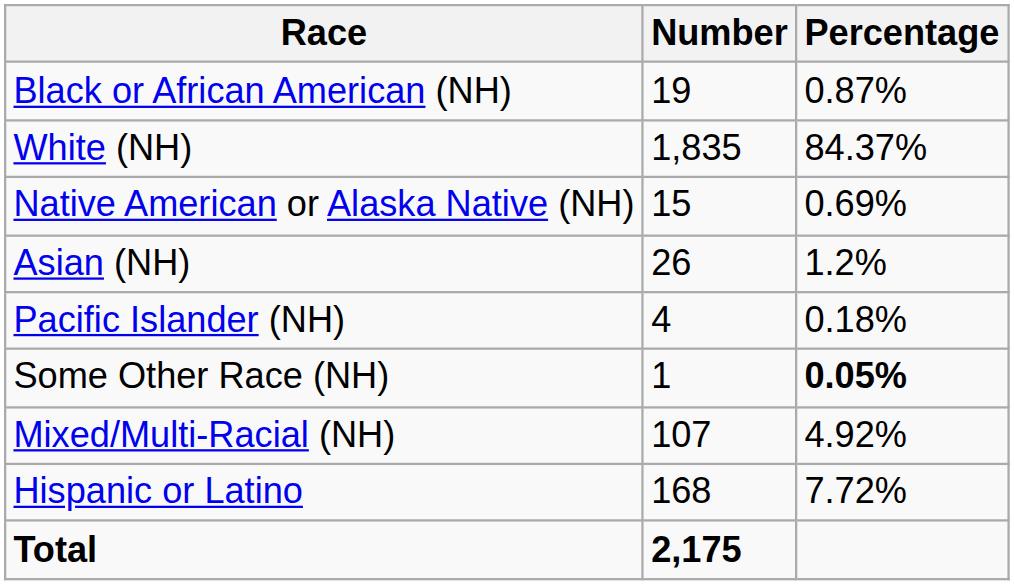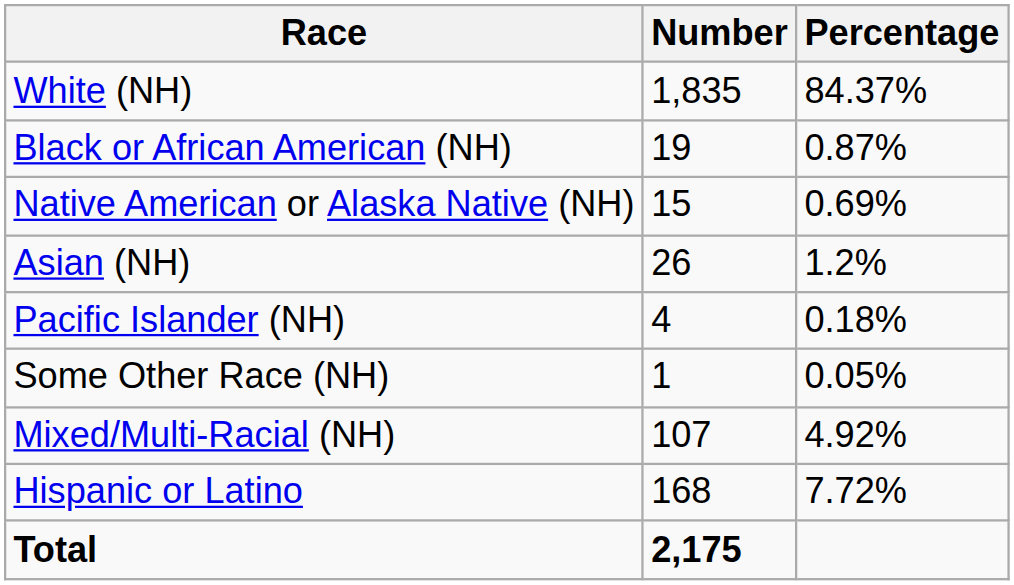rows swapped: (103, 147) <-> (263, 90)
(856, 377) bold -> (856, 377) normal
